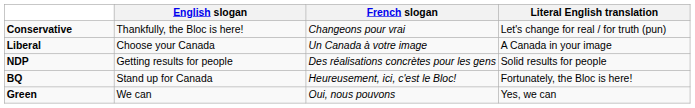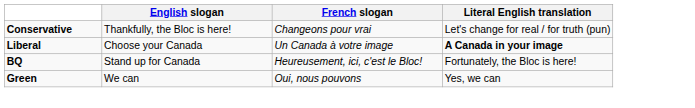(556, 45) normal -> (504, 45) bold
- row: (18, 62)
